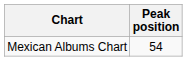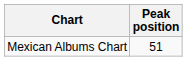(156, 46) 54 -> (156, 46) 51
